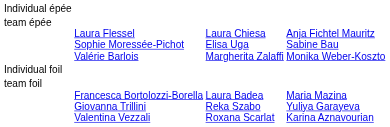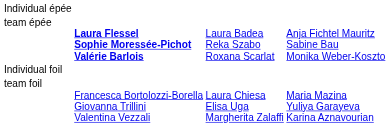(129, 45) normal -> (133, 45) bold
(245, 45) Laura Chiesa Elisa Uga Margherita Zalaffi -> (240, 45) Laura Badea Reka Szabo Roxana Scarlat
(240, 107) Laura Badea Reka Szabo Roxana Scarlat -> (245, 107) Laura Chiesa Elisa Uga Margherita Zalaffi
